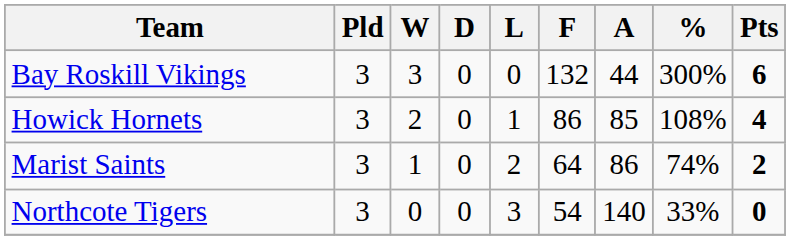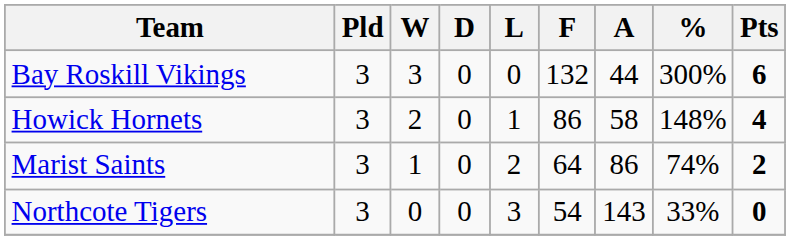(624, 119) 85 -> (624, 119) 58
(693, 119) 108% -> (693, 119) 148%
(624, 211) 140 -> (624, 211) 143
